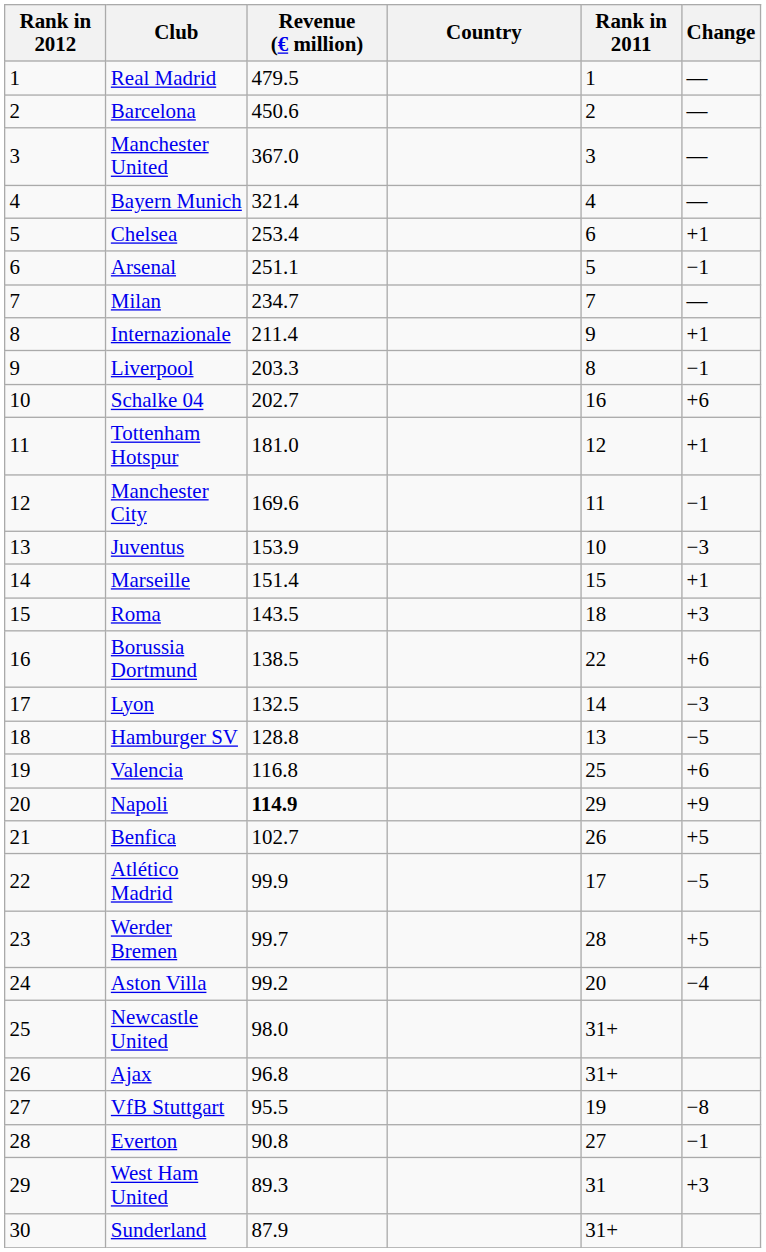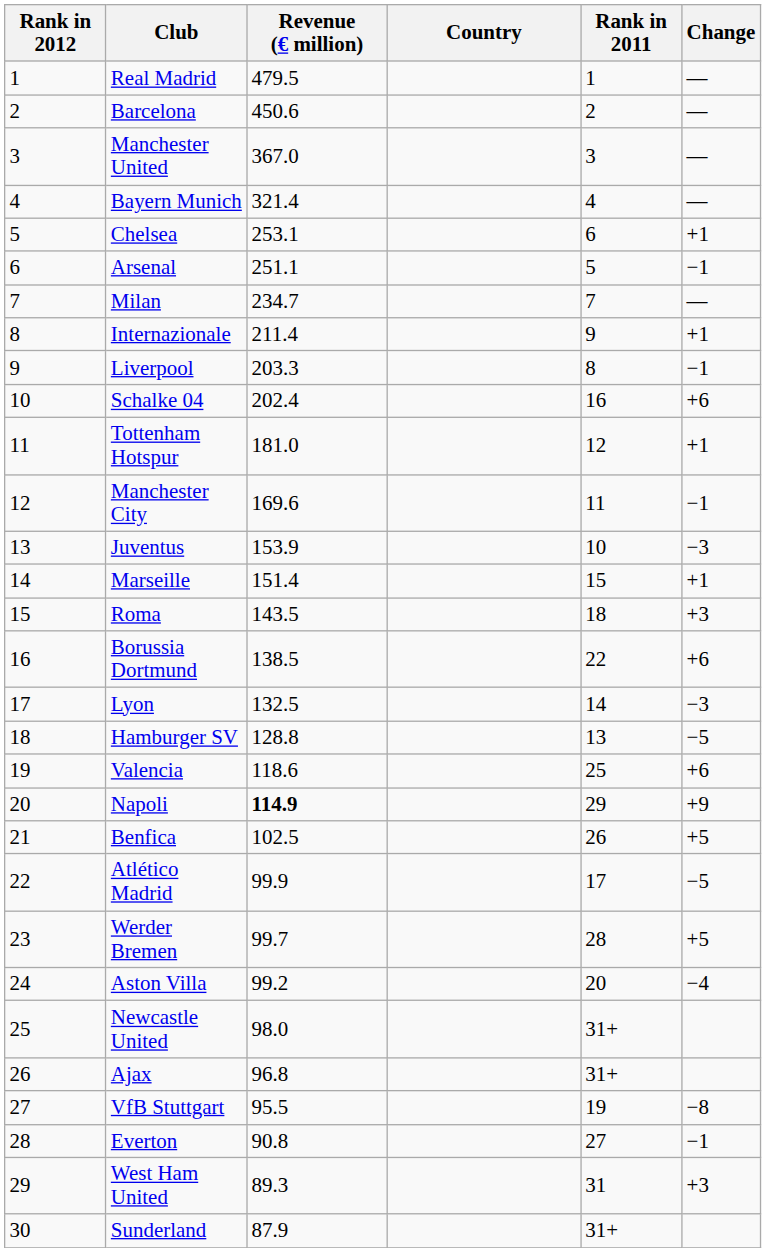(275, 234) 253.4 -> (275, 234) 253.1
(275, 400) 202.7 -> (275, 400) 202.4
(275, 770) 116.8 -> (275, 770) 118.6
(275, 837) 102.7 -> (275, 837) 102.5
